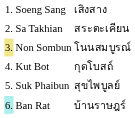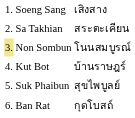(94, 67) กุดโบสถ์ -> (100, 67) บ้านราษฎร์
(9, 105) paleturquoise background -> (9, 105) no background
(100, 105) บ้านราษฎร์ -> (94, 105) กุดโบสถ์
